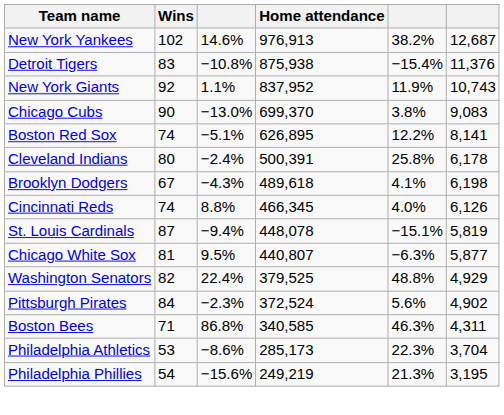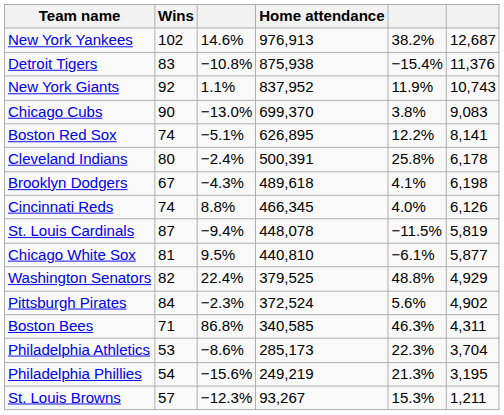(417, 231) −15.1% -> (417, 231) −11.5%
(286, 254) 440,807 -> (286, 254) 440,810
(413, 254) −6.3% -> (413, 254) −6.1%
+ row: (64, 398)
